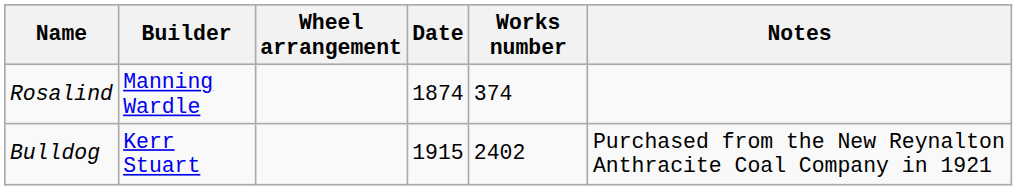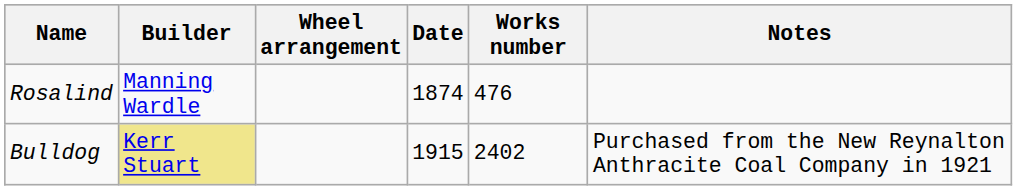(493, 94) 374 -> (493, 94) 476
(162, 154) no background -> (162, 154) khaki background
